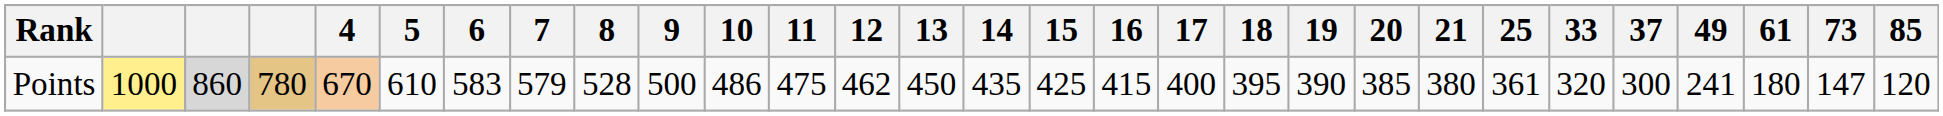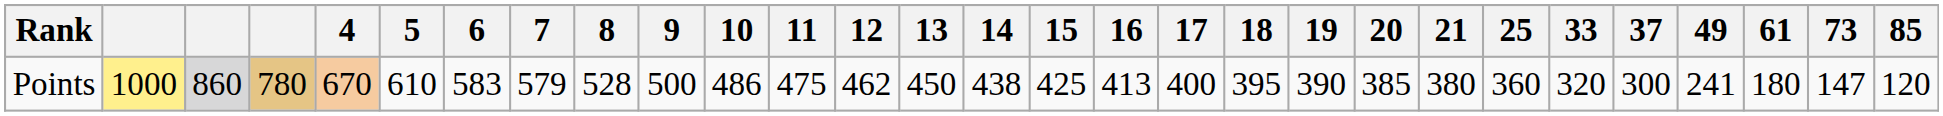(996, 83) 435 -> (996, 83) 438
(1126, 83) 415 -> (1126, 83) 413
(1516, 83) 361 -> (1516, 83) 360
